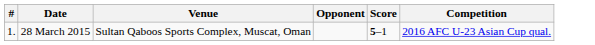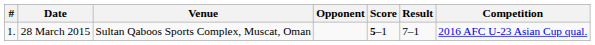+ column: (418, 13)
